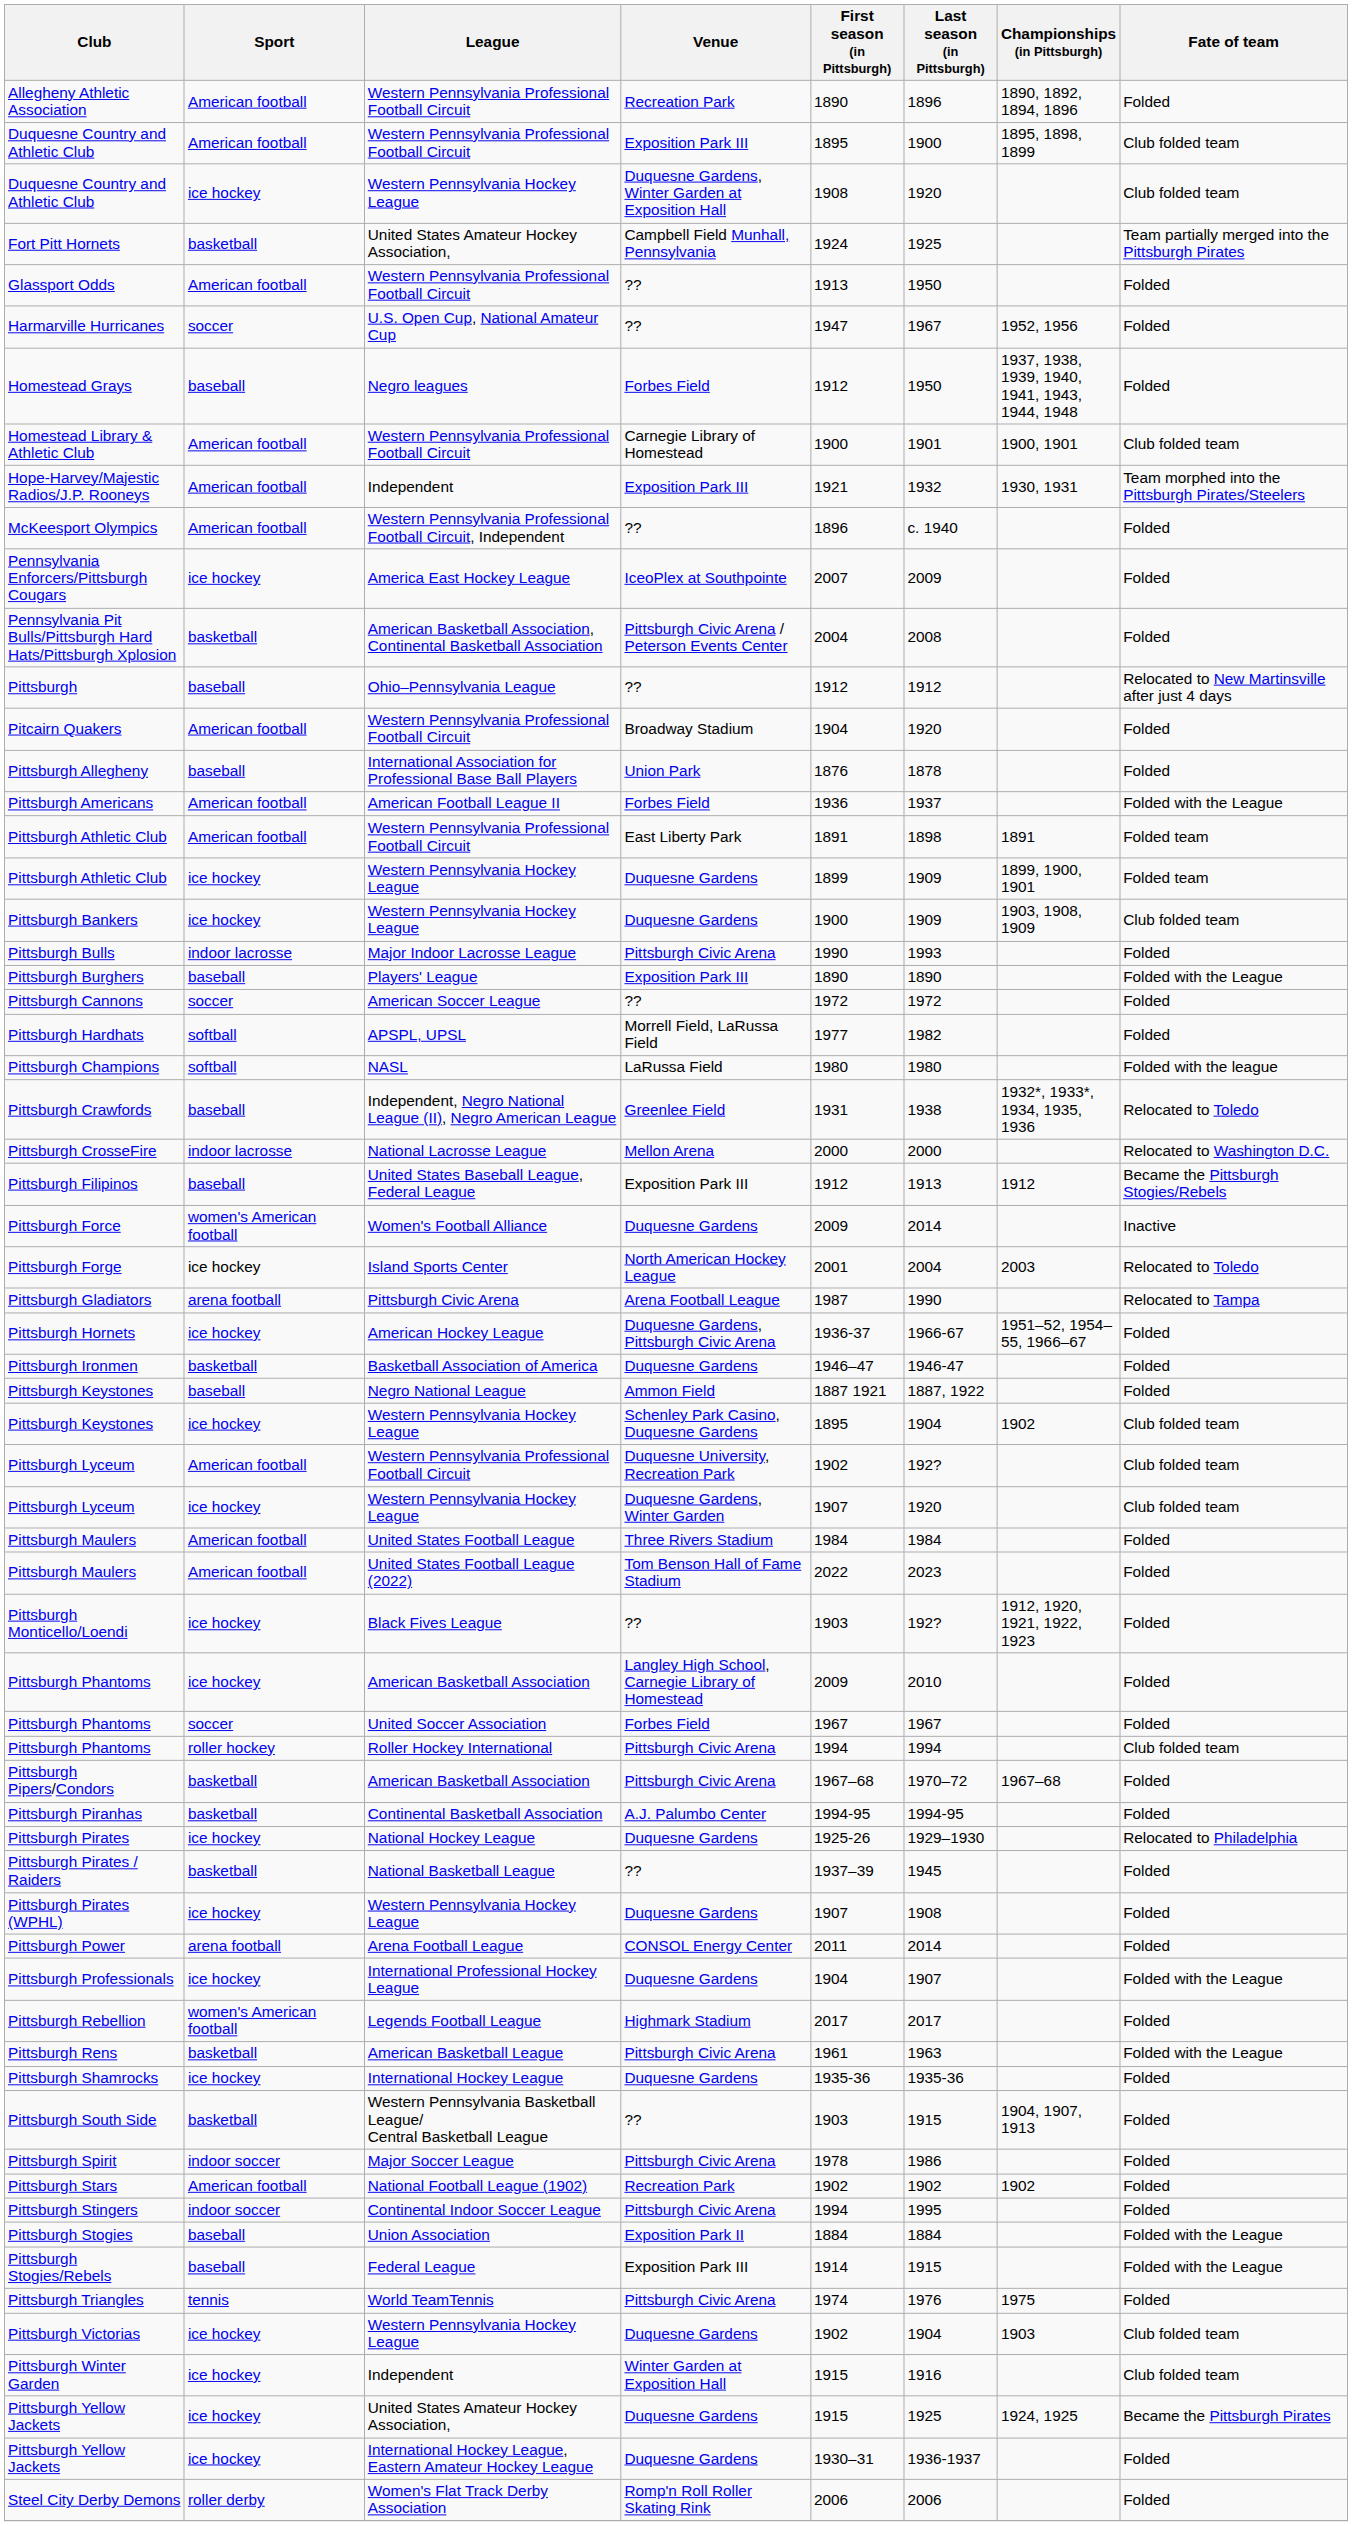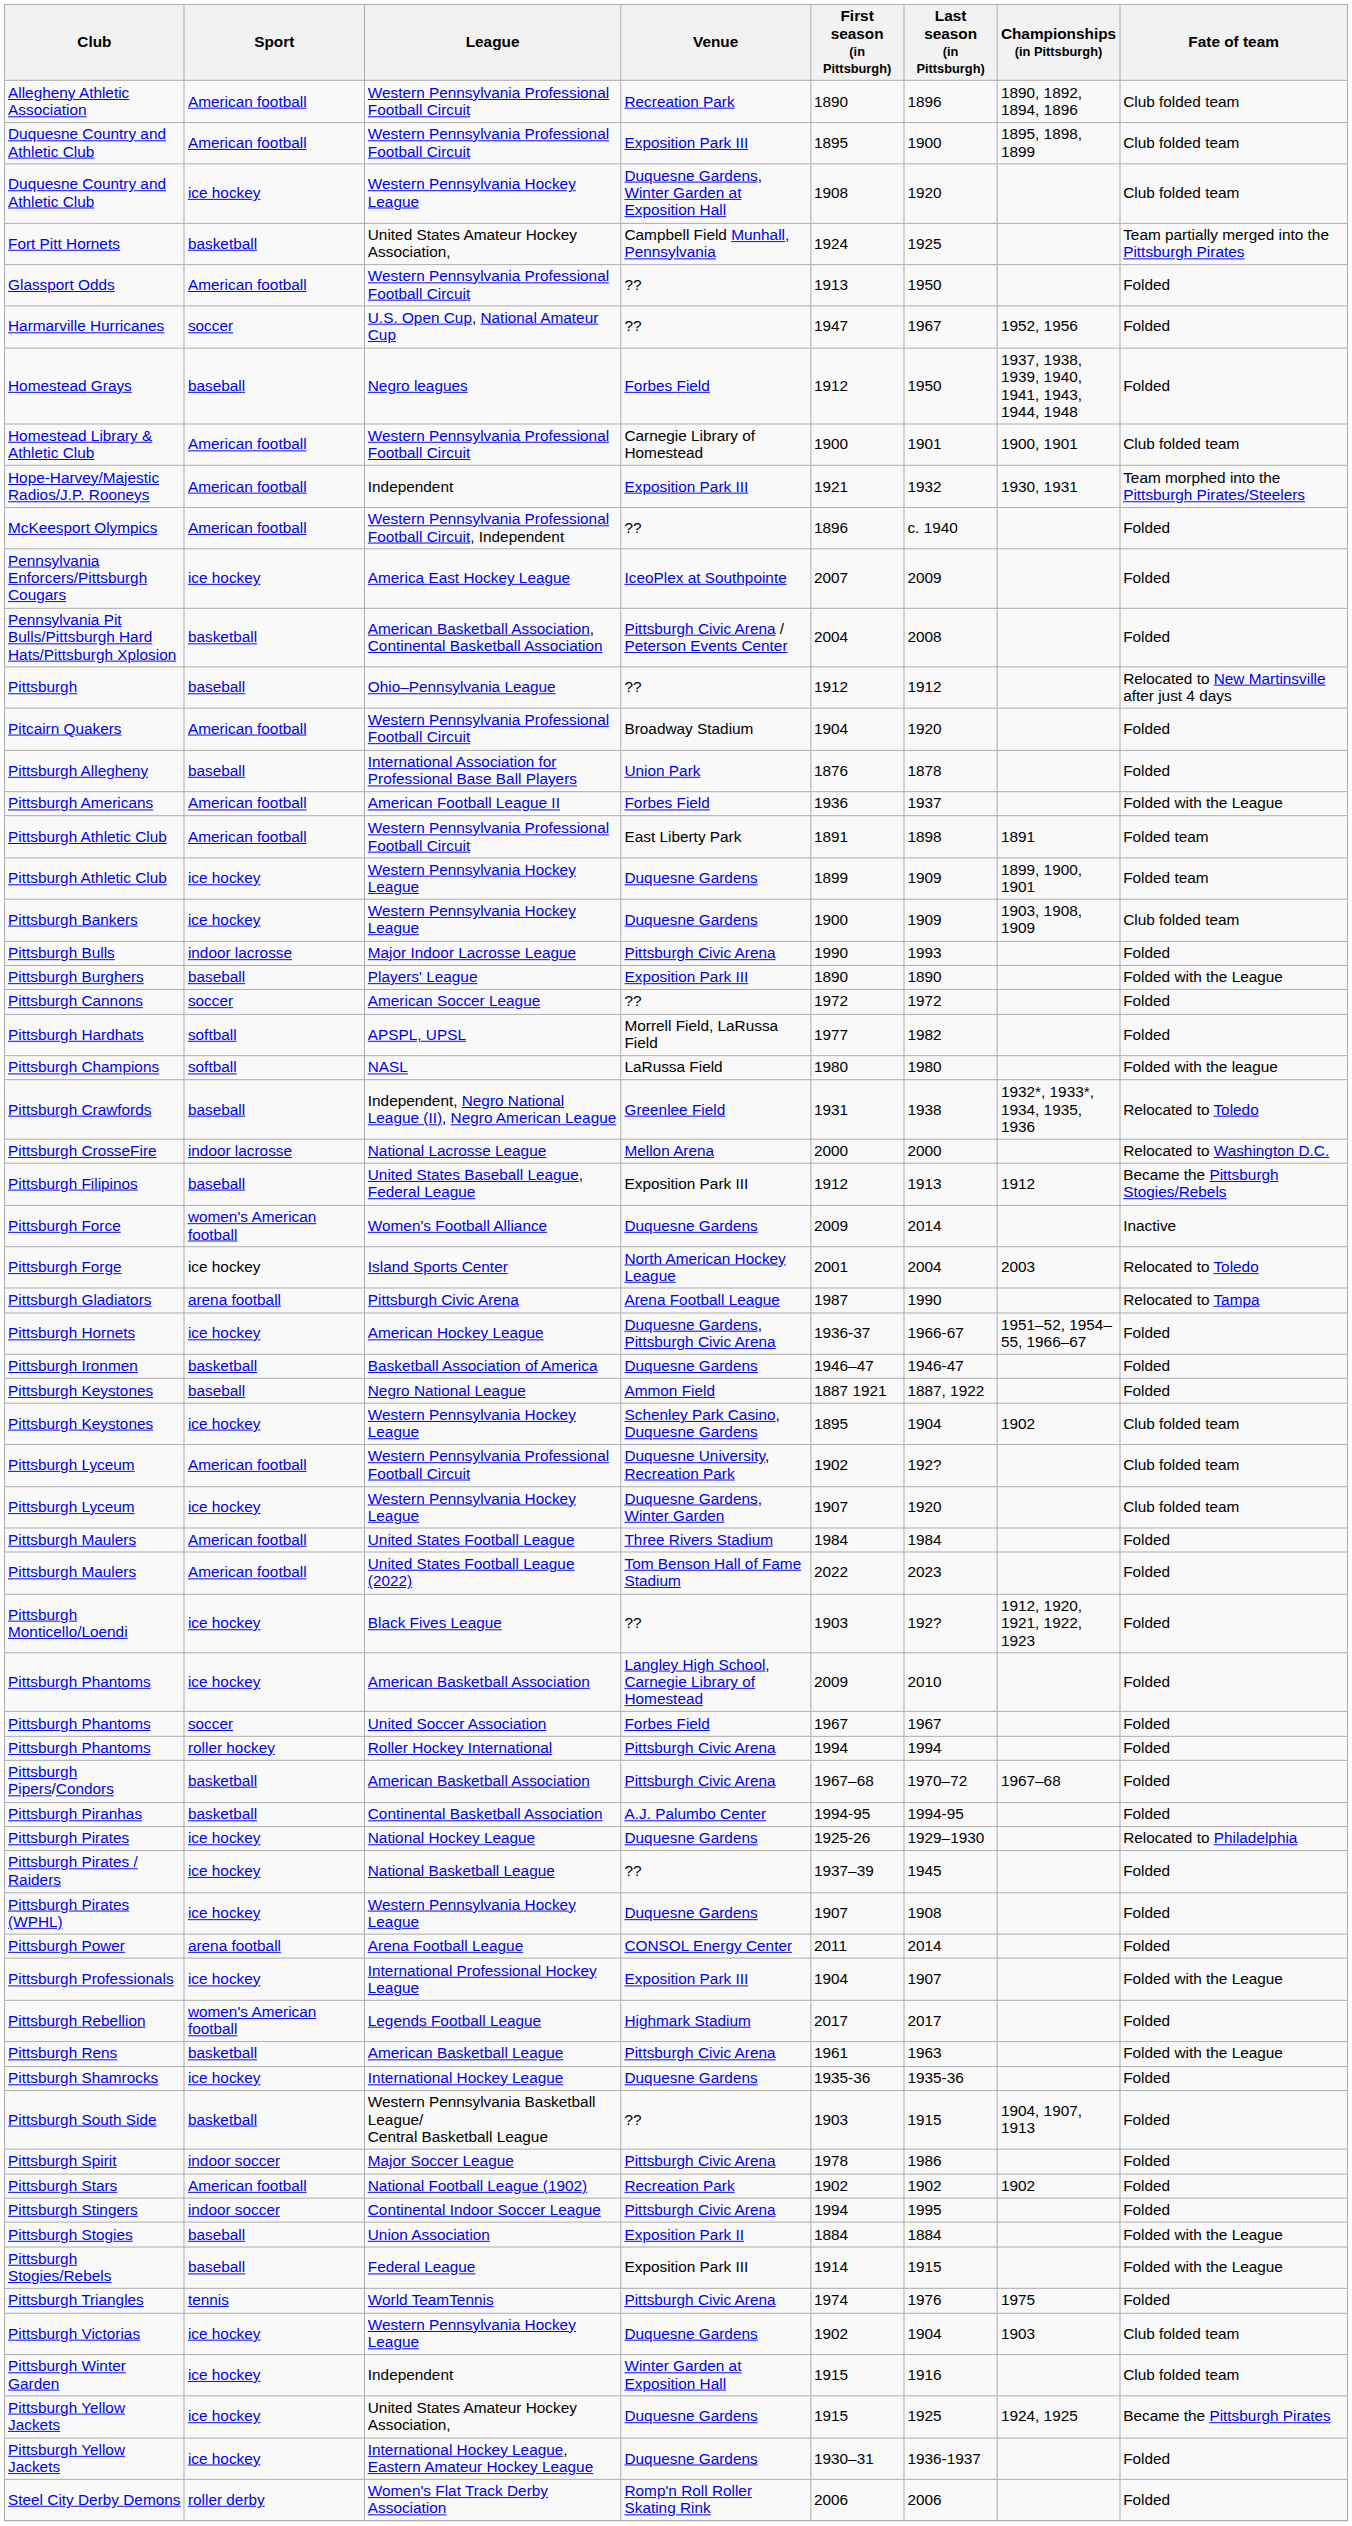(1147, 101) Folded -> (1181, 101) Club folded team
(1181, 1748) Club folded team -> (1147, 1748) Folded
(222, 1871) basketball -> (224, 1871) ice hockey
(691, 1979) Duquesne Gardens -> (686, 1979) Exposition Park III
